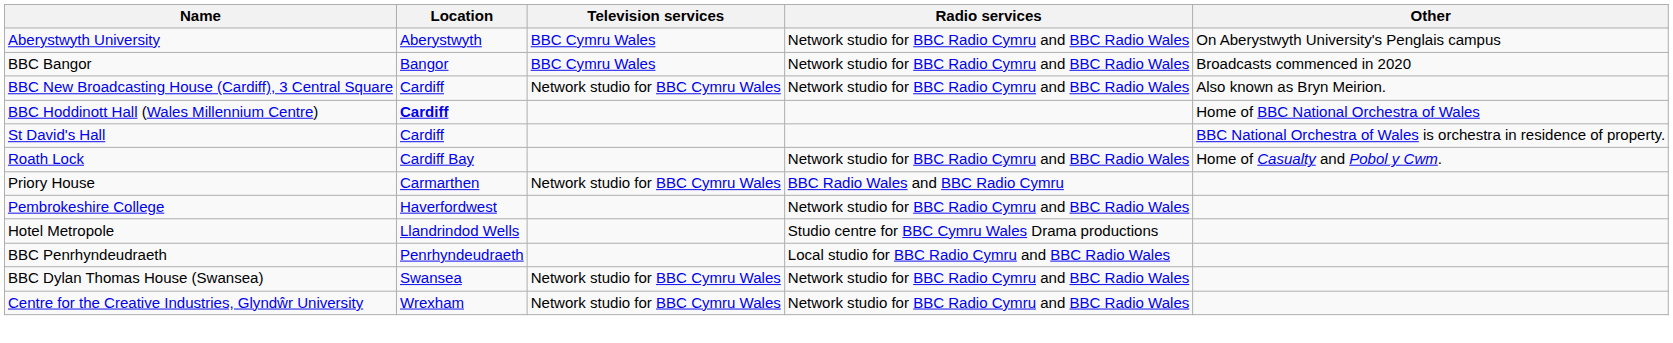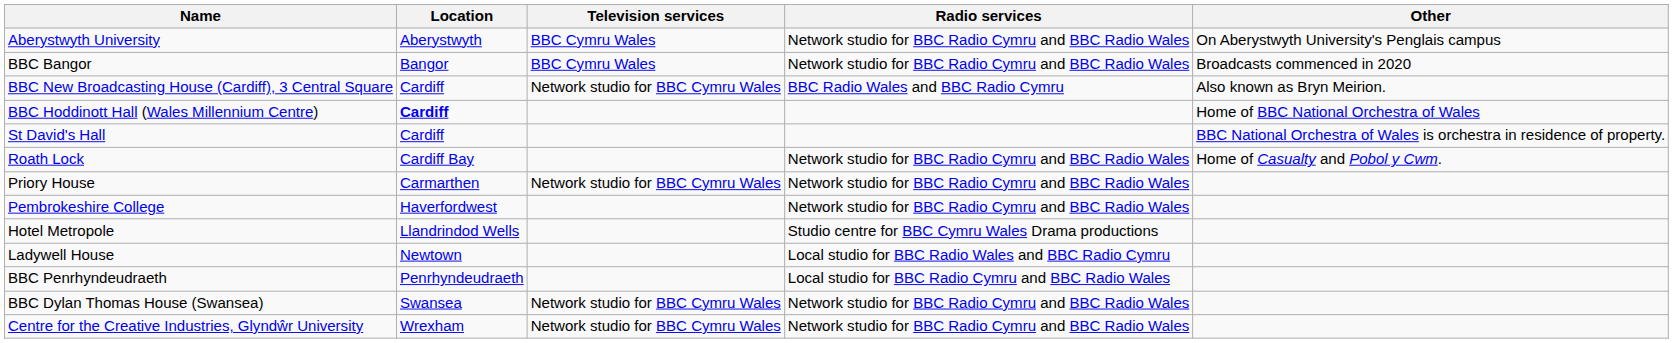(989, 87) Network studio for BBC Radio Cymru and BBC Radio Wales -> (926, 87) BBC Radio Wales and BBC Radio Cymru
(926, 183) BBC Radio Wales and BBC Radio Cymru -> (989, 183) Network studio for BBC Radio Cymru and BBC Radio Wales
+ row: (61, 254)
